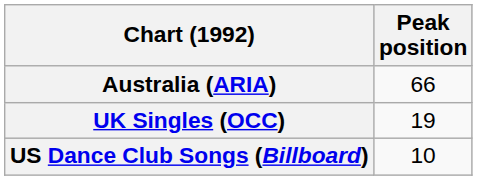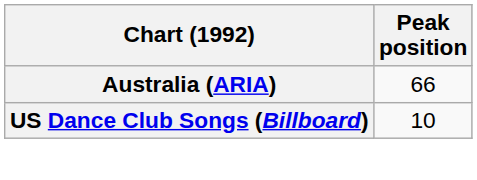- row: (189, 120)
